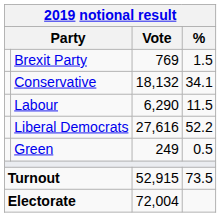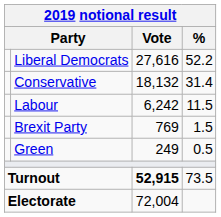rows swapped: (71, 127) <-> (51, 60)
(199, 82) 34.1 -> (199, 82) 31.4
(161, 104) 6,290 -> (161, 104) 6,242
(157, 178) normal -> (157, 178) bold
